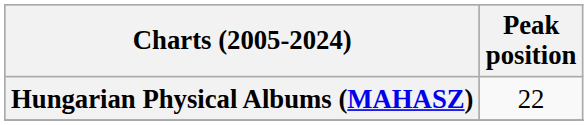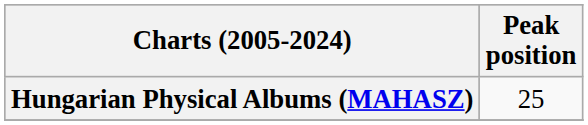(531, 98) 22 -> (531, 98) 25
